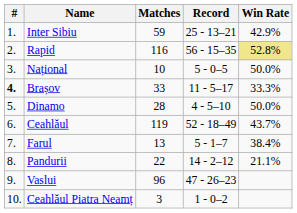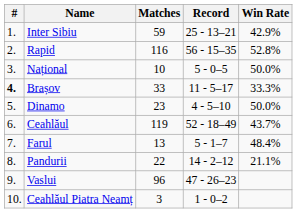(265, 50) khaki background -> (265, 50) no background
(159, 106) 28 -> (159, 106) 23
(265, 143) 38.4% -> (265, 143) 48.4%
